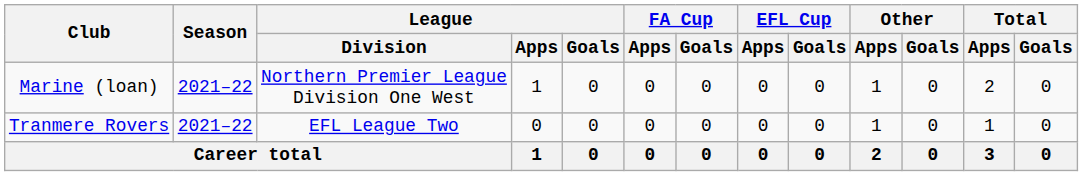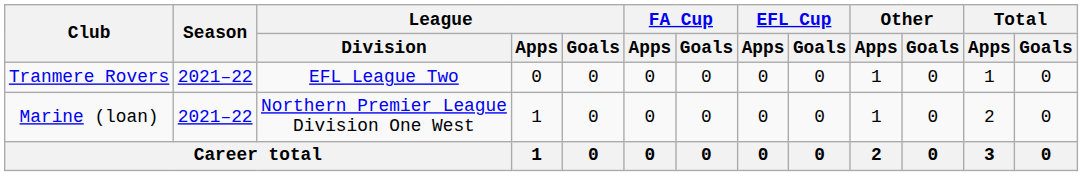rows swapped: (89, 127) <-> (89, 88)
